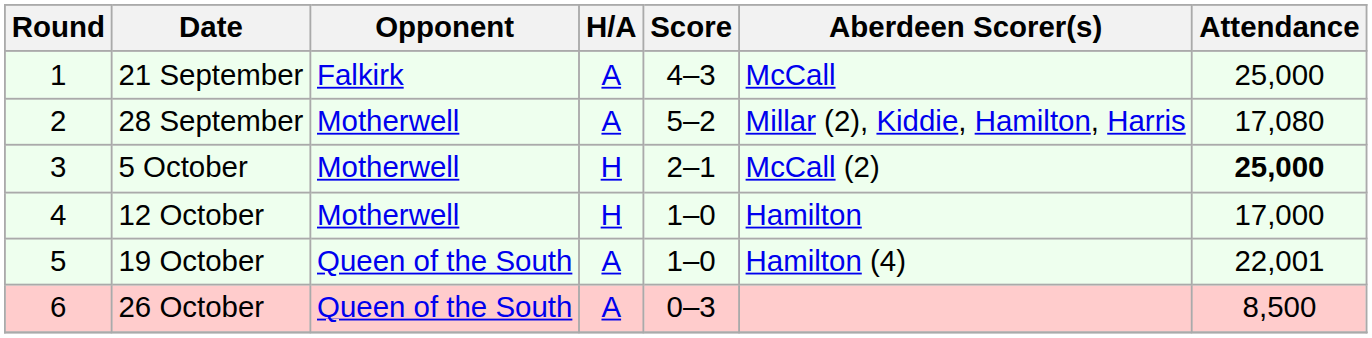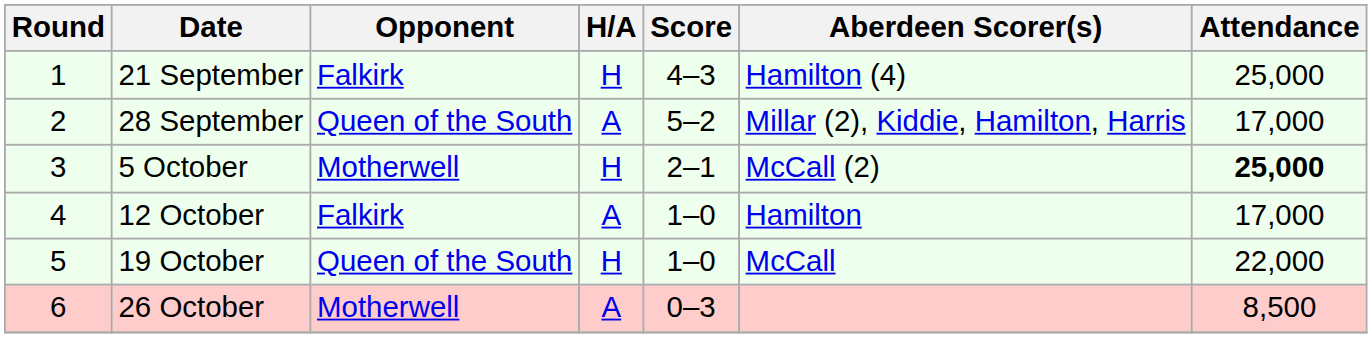(611, 74) A -> (611, 74) H
(791, 74) McCall -> (826, 74) Hamilton (4)
(388, 121) Motherwell -> (445, 121) Queen of the South
(1279, 121) 17,080 -> (1279, 121) 17,000
(388, 214) Motherwell -> (360, 214) Falkirk
(611, 214) H -> (611, 214) A
(611, 261) A -> (611, 261) H
(826, 261) Hamilton (4) -> (791, 261) McCall
(1279, 261) 22,001 -> (1279, 261) 22,000
(445, 307) Queen of the South -> (388, 307) Motherwell
